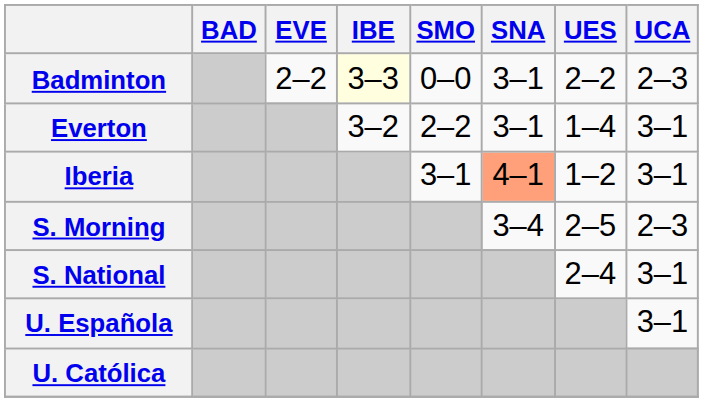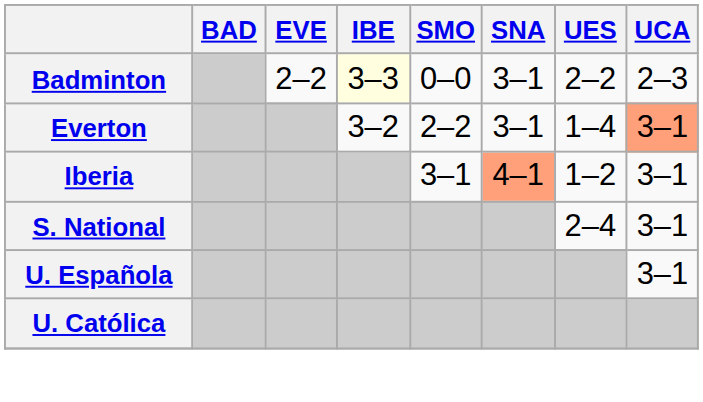(662, 126) no background -> (662, 126) lightsalmon background
- row: (99, 226)
